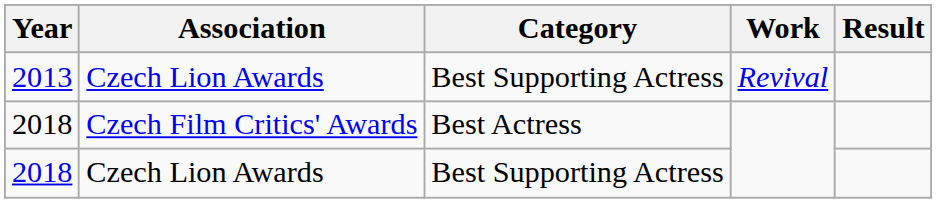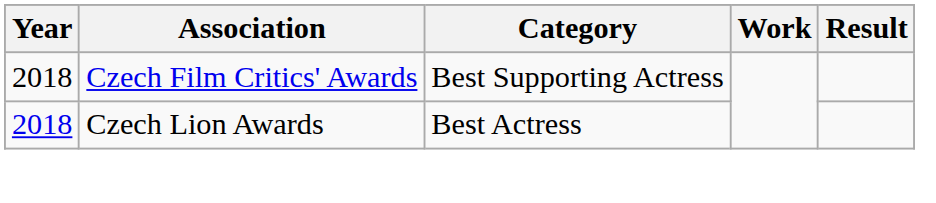- row: (42, 76)
(507, 124) Best Actress -> (578, 76) Best Supporting Actress
(578, 172) Best Supporting Actress -> (507, 124) Best Actress
